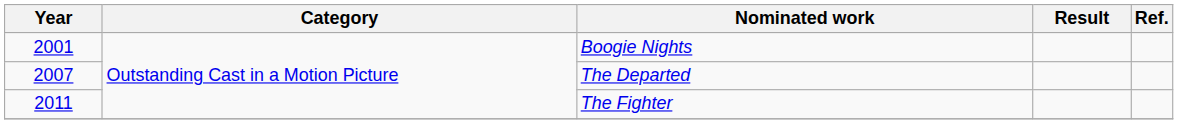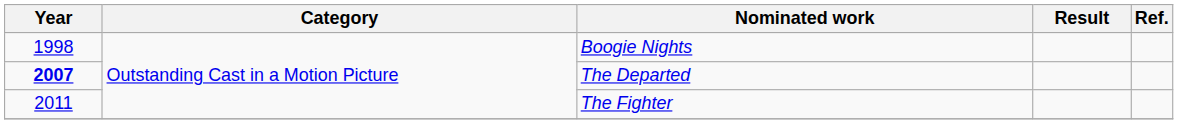(53, 47) 2001 -> (53, 47) 1998
(53, 75) normal -> (53, 75) bold
